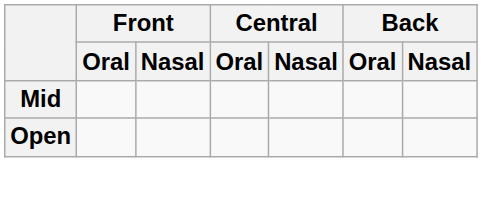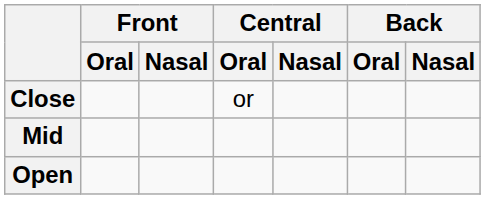+ row: (43, 99)
